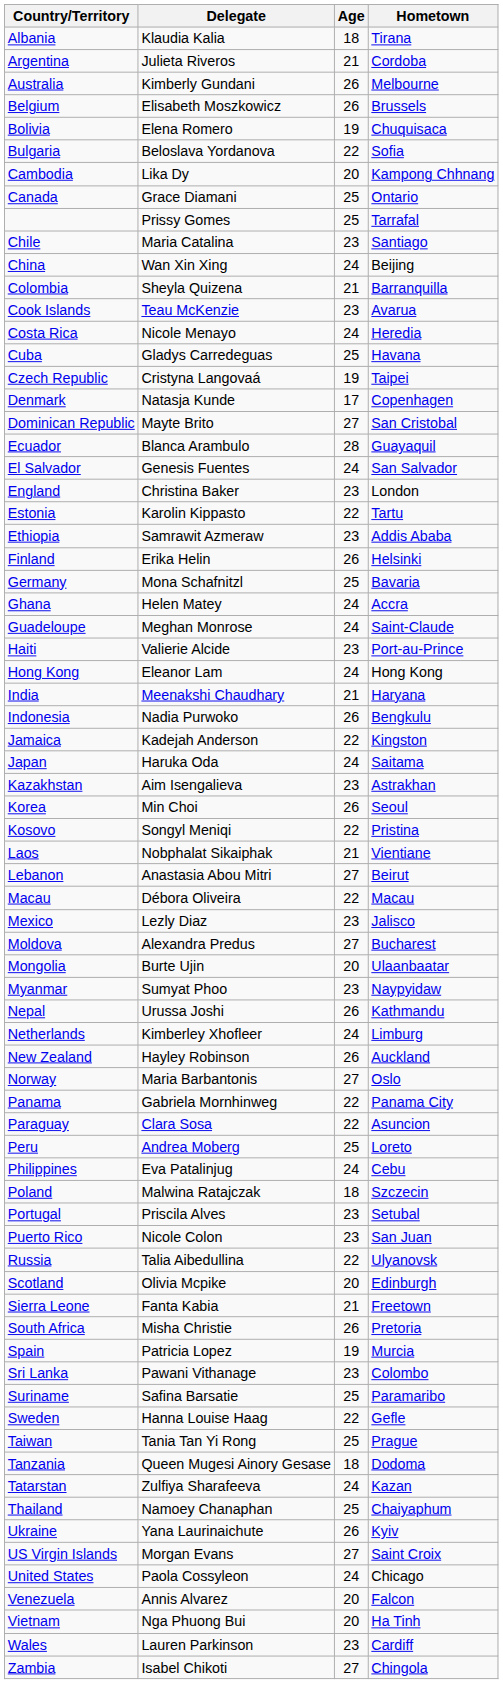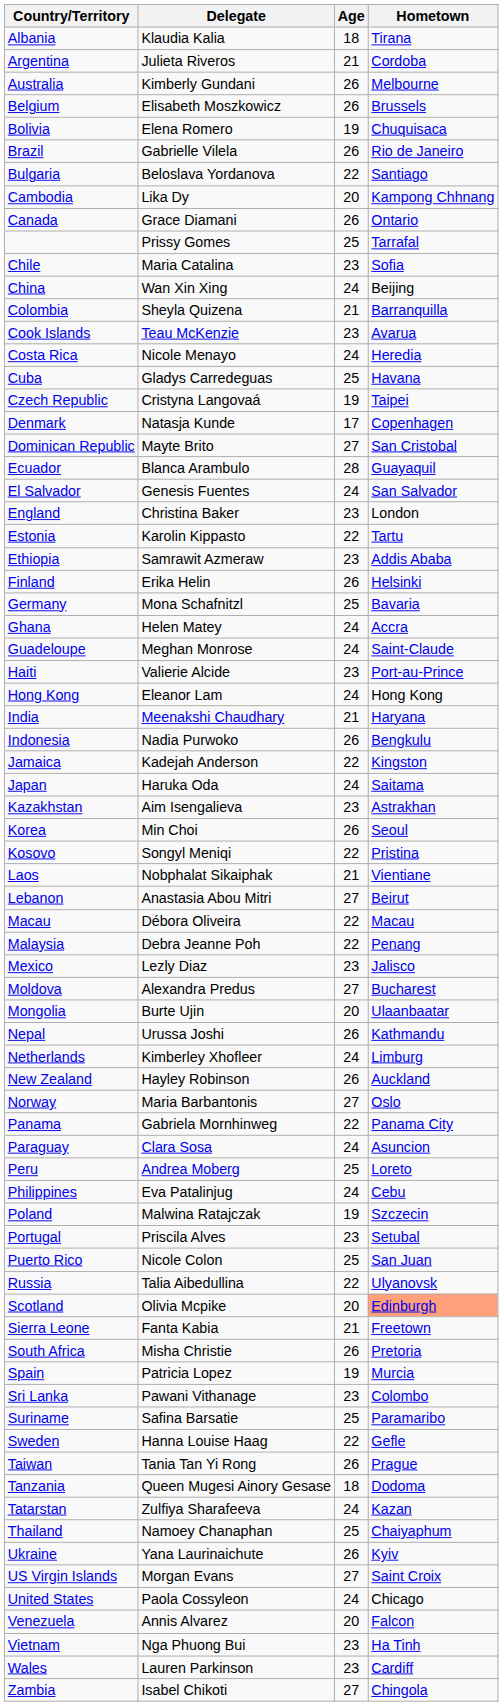+ row: (26, 152)
(388, 152) Sofia -> (400, 174) Santiago
(351, 197) 25 -> (351, 220) 26
(400, 242) Santiago -> (388, 265) Sofia
+ row: (36, 943)
- row: (38, 989)
(351, 1124) 22 -> (351, 1147) 24
(351, 1192) 18 -> (351, 1215) 19
(351, 1237) 23 -> (351, 1260) 25
(404, 1283) no background -> (404, 1305) lightsalmon background
(351, 1441) 25 -> (351, 1464) 26
(351, 1622) 20 -> (351, 1645) 23
